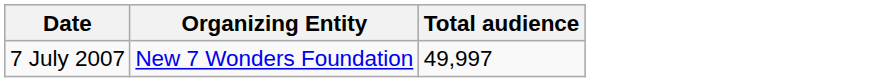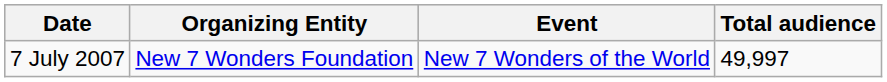+ column: (567, 23)
